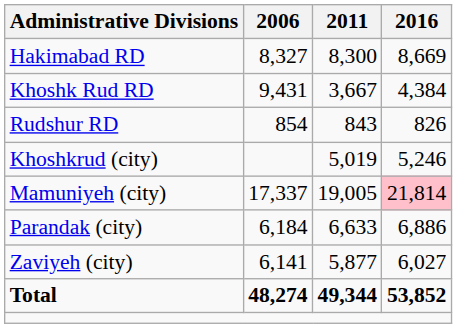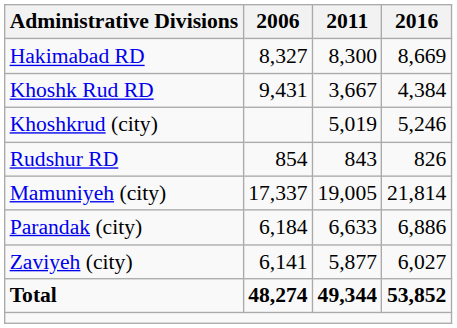rows swapped: (64, 124) <-> (84, 158)
(417, 192) pink background -> (417, 192) no background
